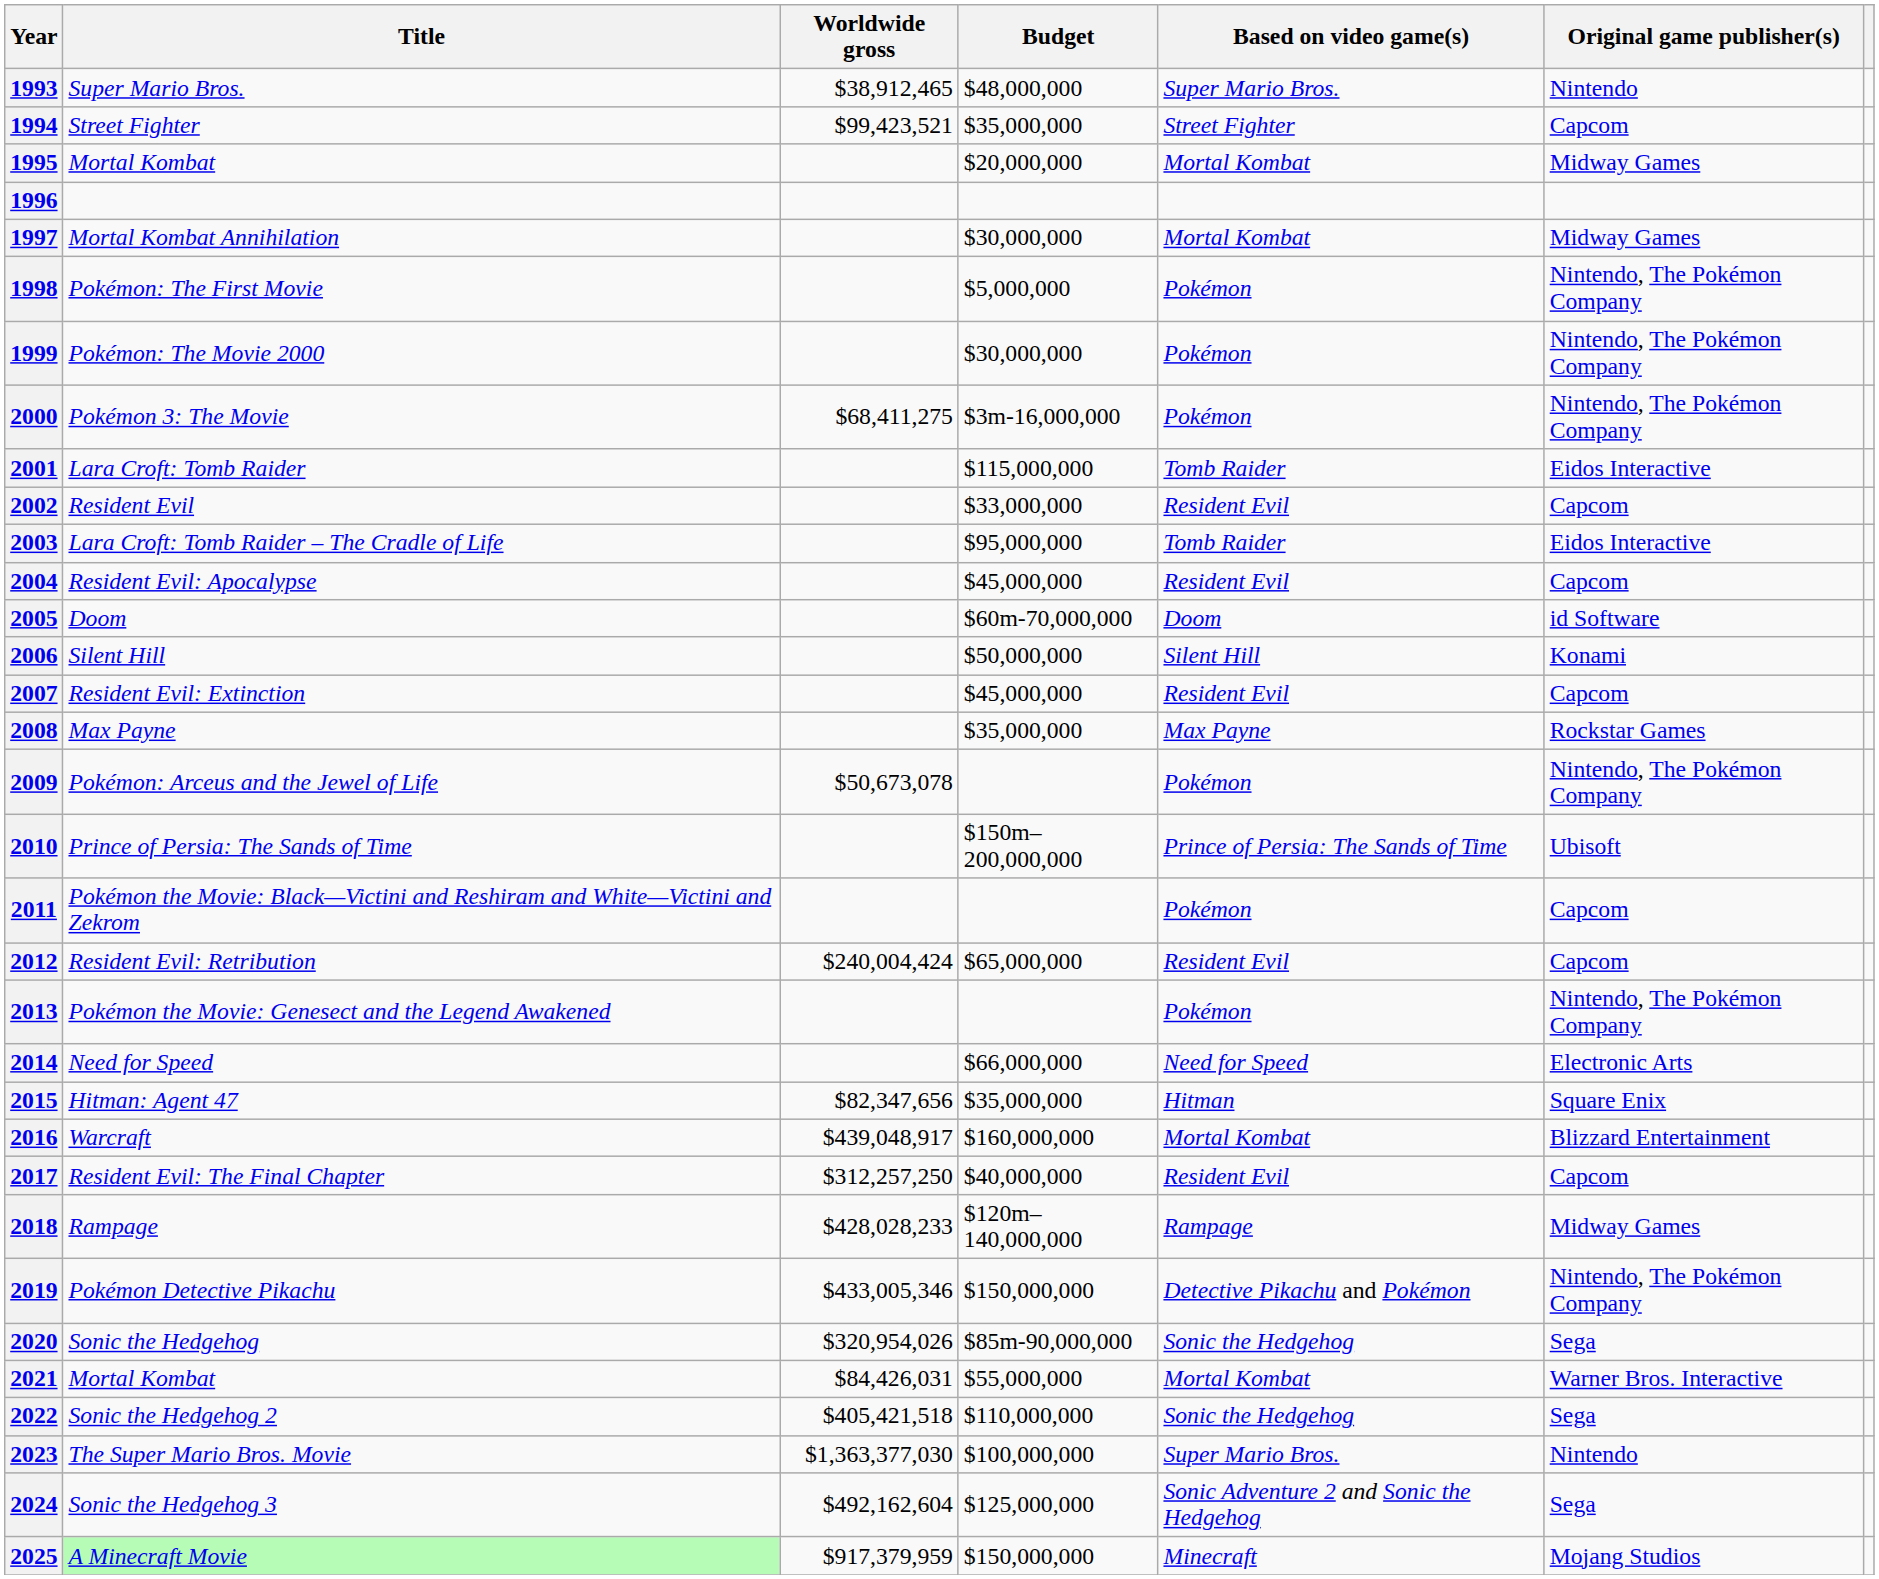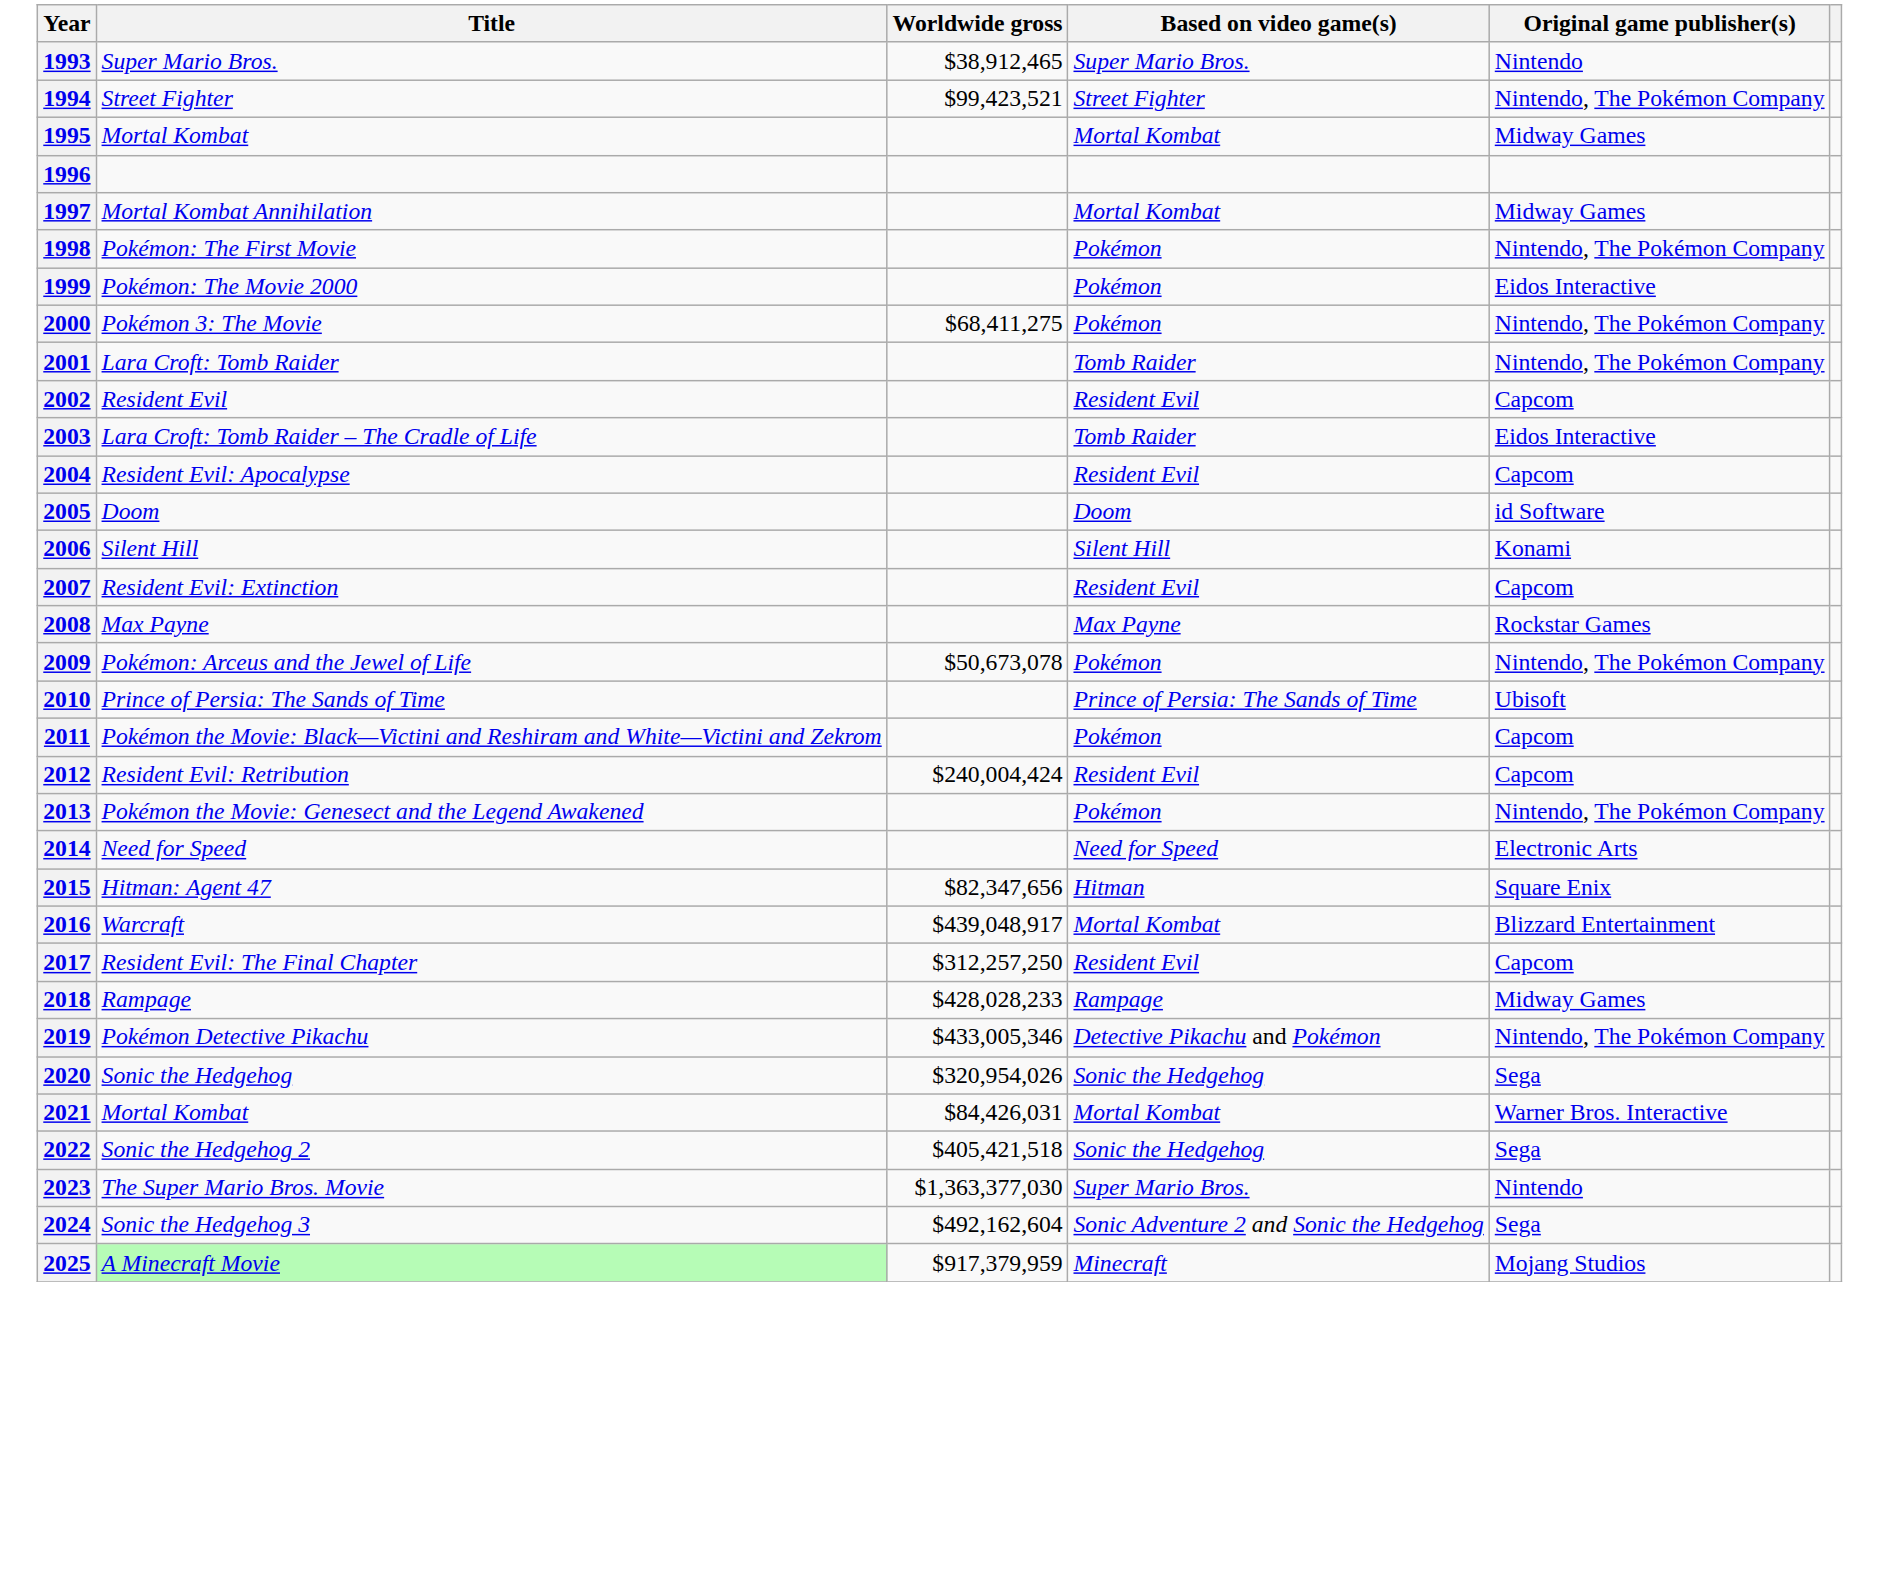- column: (1058, 36)
(1589, 125) Capcom -> (1660, 98) Nintendo, The Pokémon Company
(1666, 352) Nintendo, The Pokémon Company -> (1575, 286) Eidos Interactive
(1630, 467) Eidos Interactive -> (1660, 361) Nintendo, The Pokémon Company
